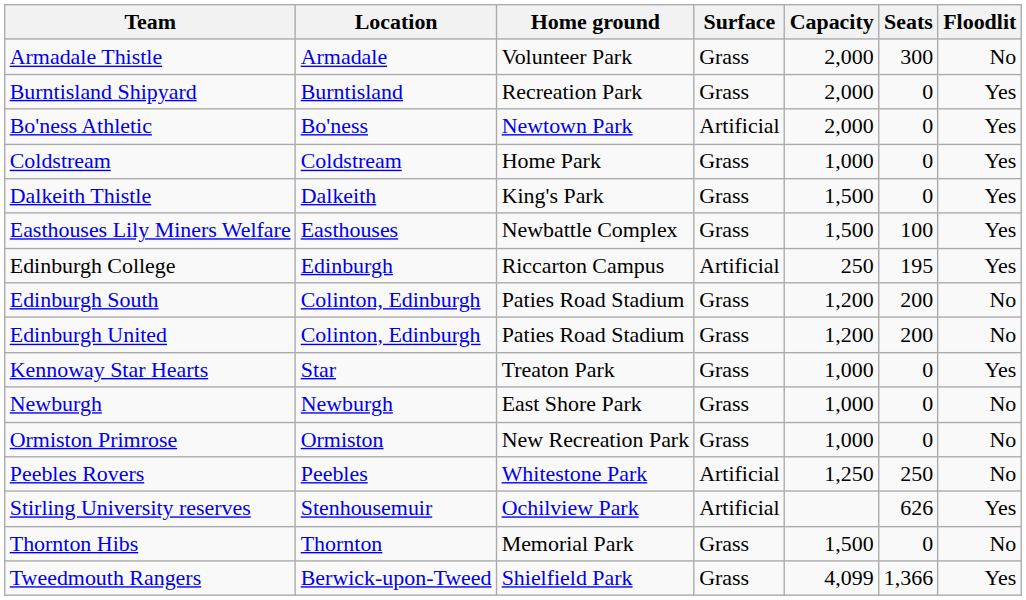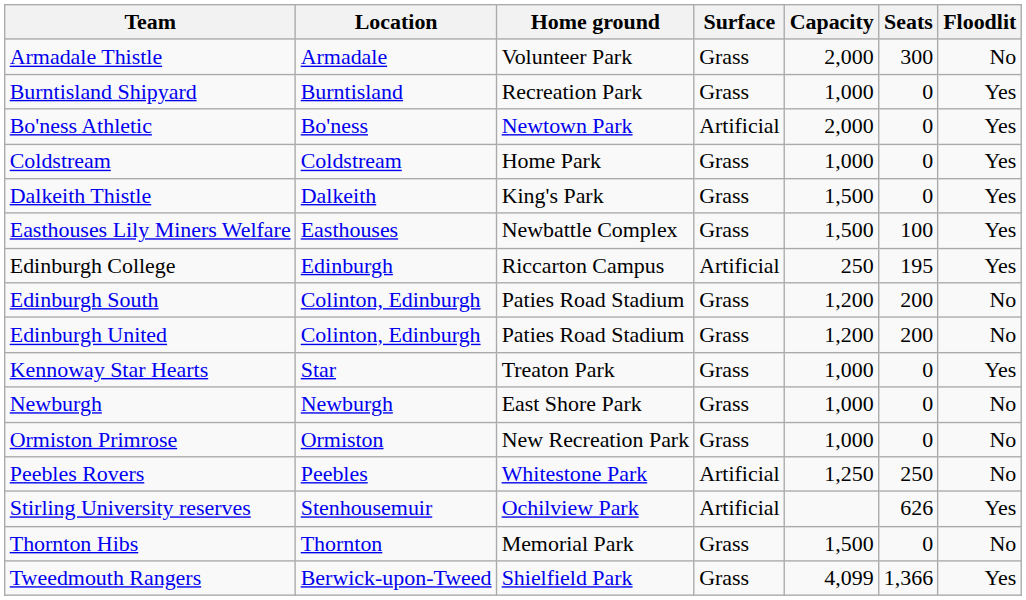(849, 91) 2,000 -> (849, 91) 1,000
